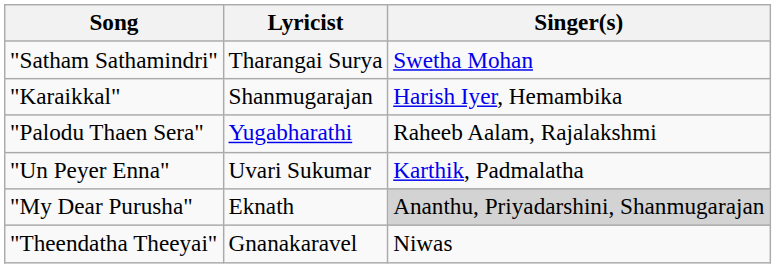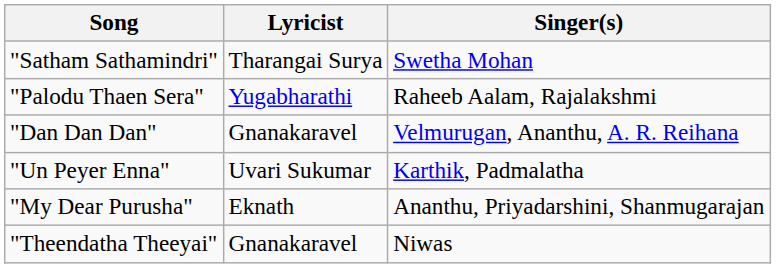- row: (65, 96)
+ row: (83, 133)
(579, 206) lightgrey background -> (579, 206) no background
